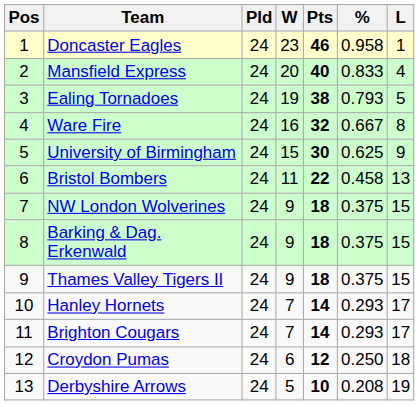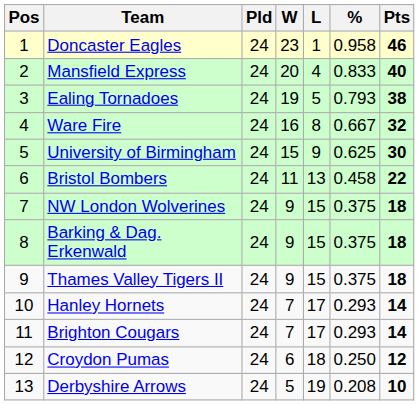columns swapped: (401, 17) <-> (320, 17)
